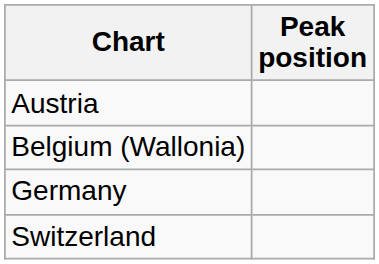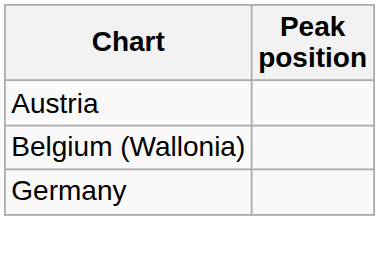- row: (84, 235)
